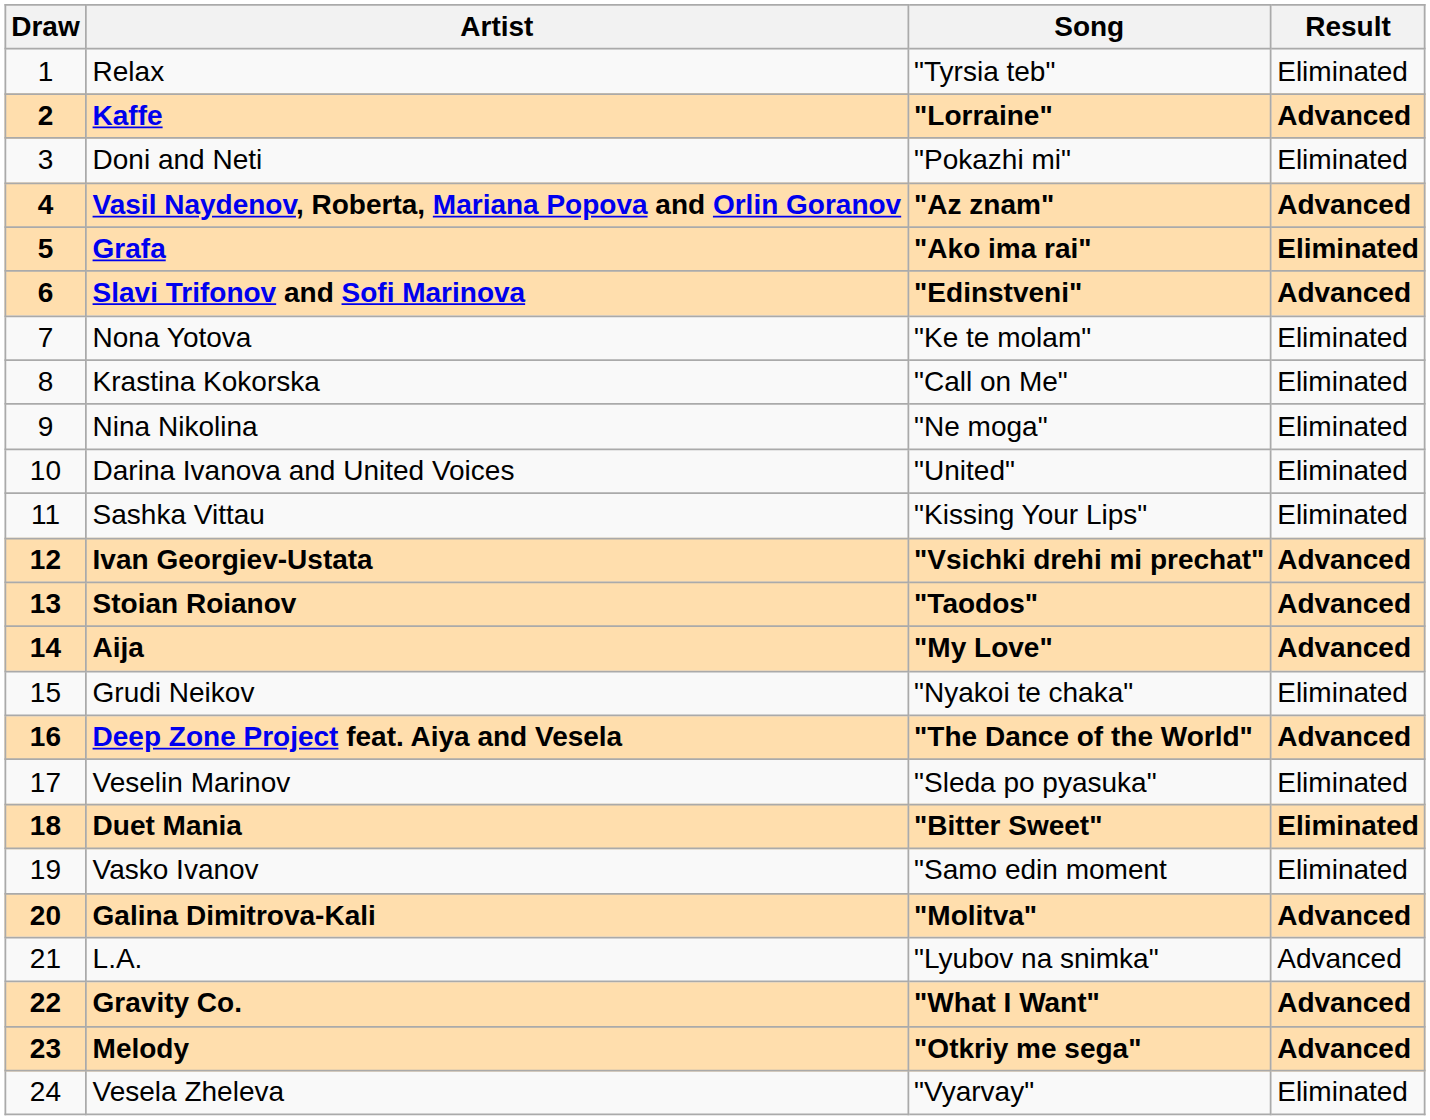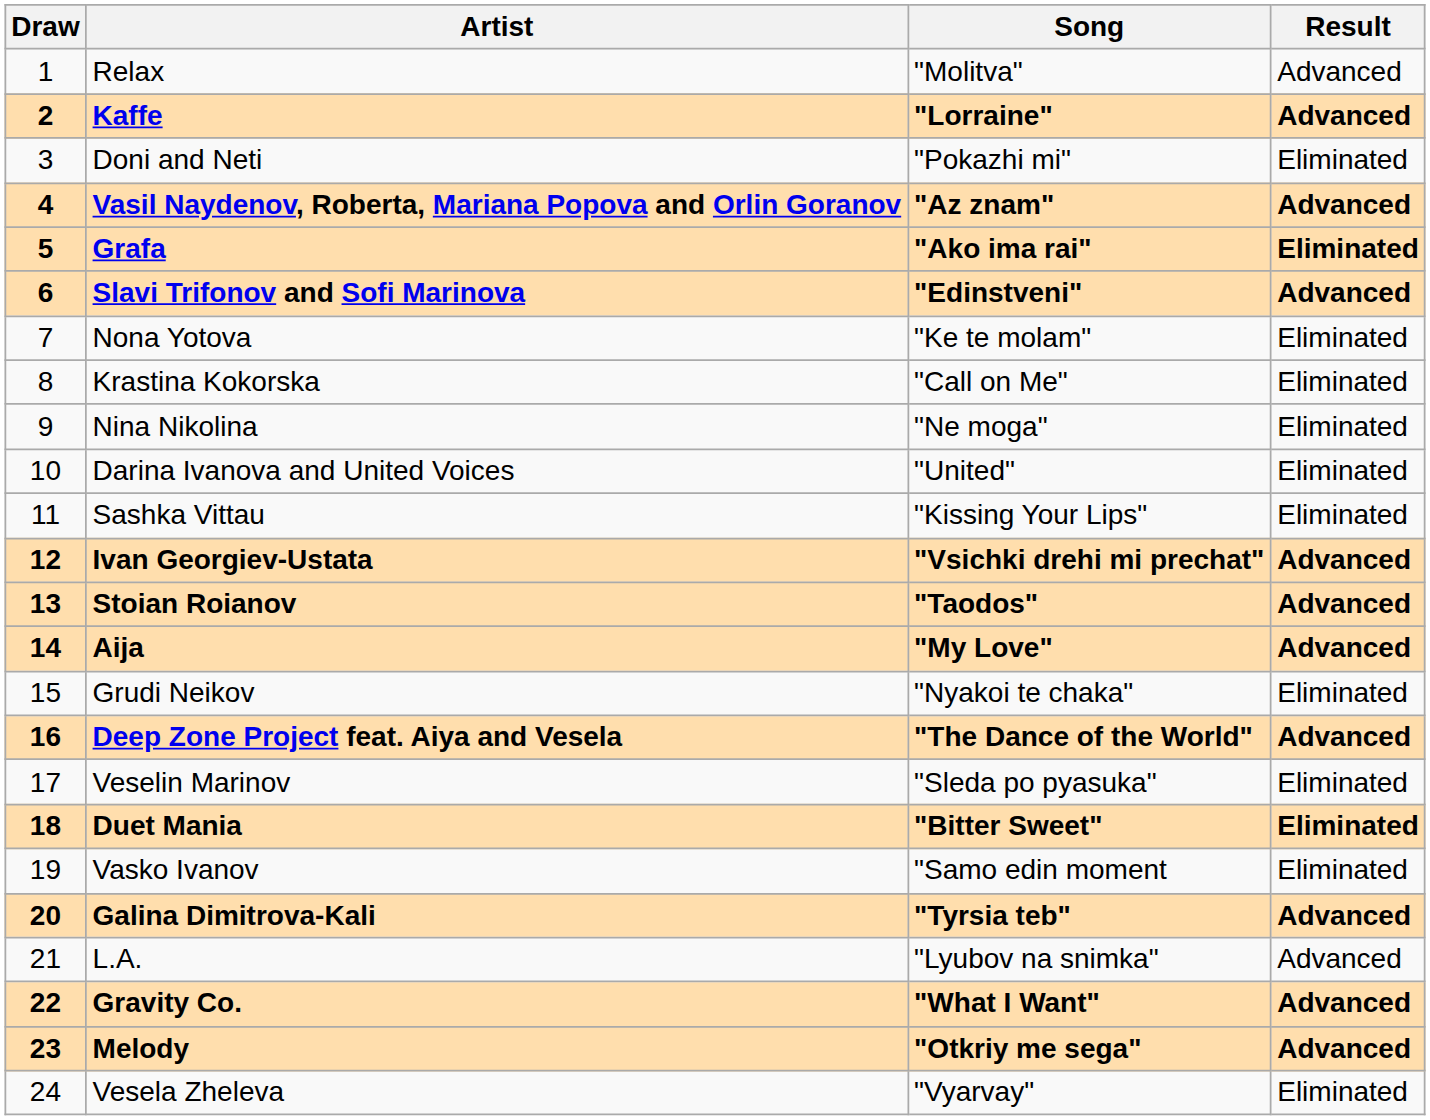(985, 71) "Tyrsia teb" -> (968, 71) "Molitva"
(1343, 71) Eliminated -> (1339, 71) Advanced
(976, 914) "Molitva" -> (992, 914) "Tyrsia teb"
